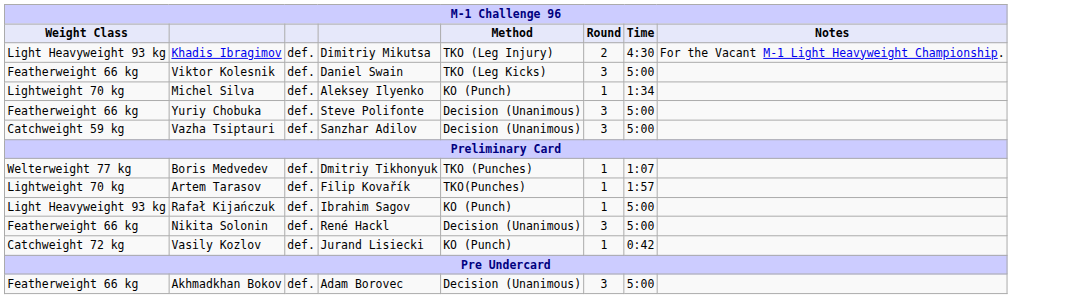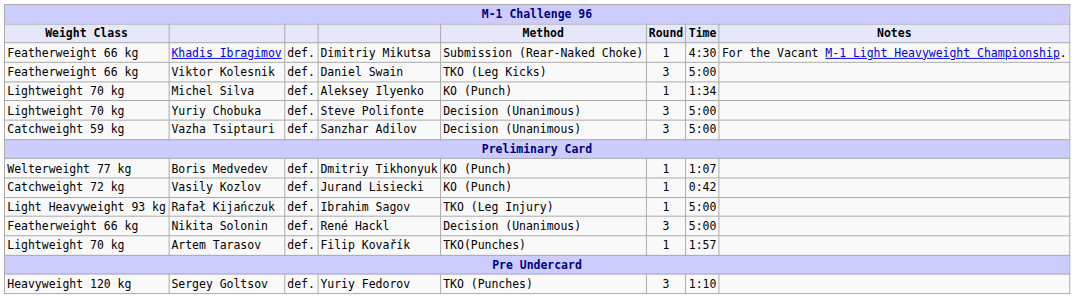(87, 52) Light Heavyweight 93 kg -> (73, 52) Featherweight 66 kg
(498, 52) TKO (Leg Injury) -> (543, 52) Submission (Rear-Naked Choke)
(604, 52) 2 -> (666, 52) 1
(73, 110) Featherweight 66 kg -> (66, 110) Lightweight 70 kg
(488, 168) TKO (Punches) -> (478, 168) KO (Punch)
rows swapped: (216, 187) <-> (216, 245)
(478, 206) KO (Punch) -> (498, 206) TKO (Leg Injury)
+ row: (220, 283)
- row: (227, 283)
